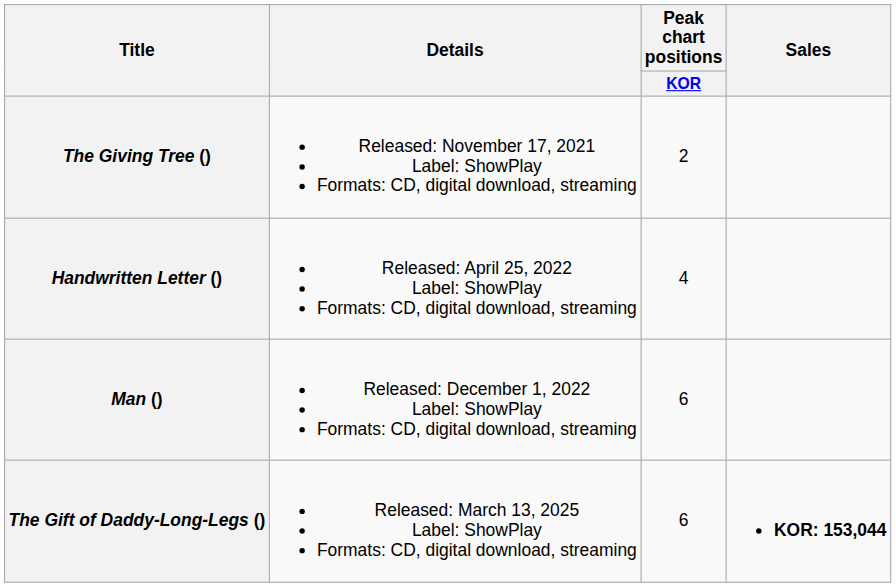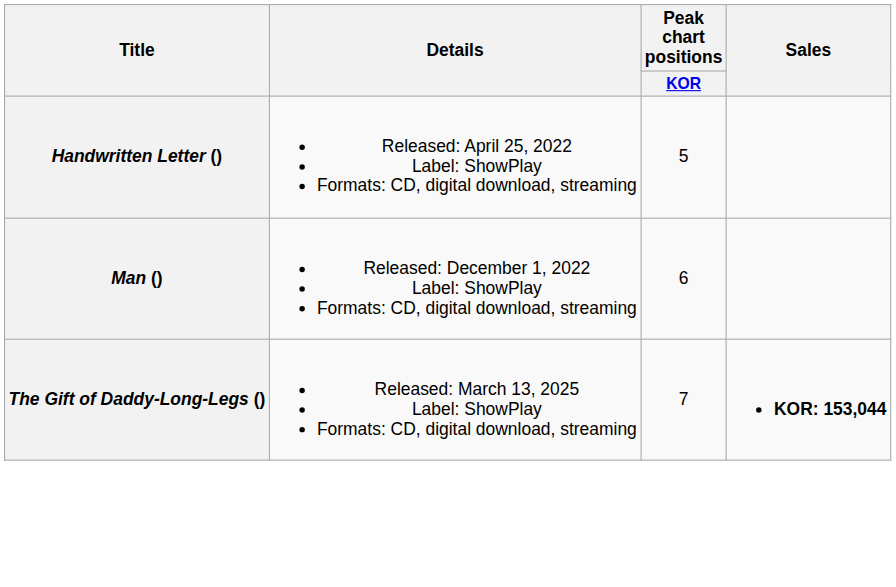- row: (137, 156)
(684, 278) 4 -> (684, 156) 5
(684, 521) 6 -> (684, 399) 7
